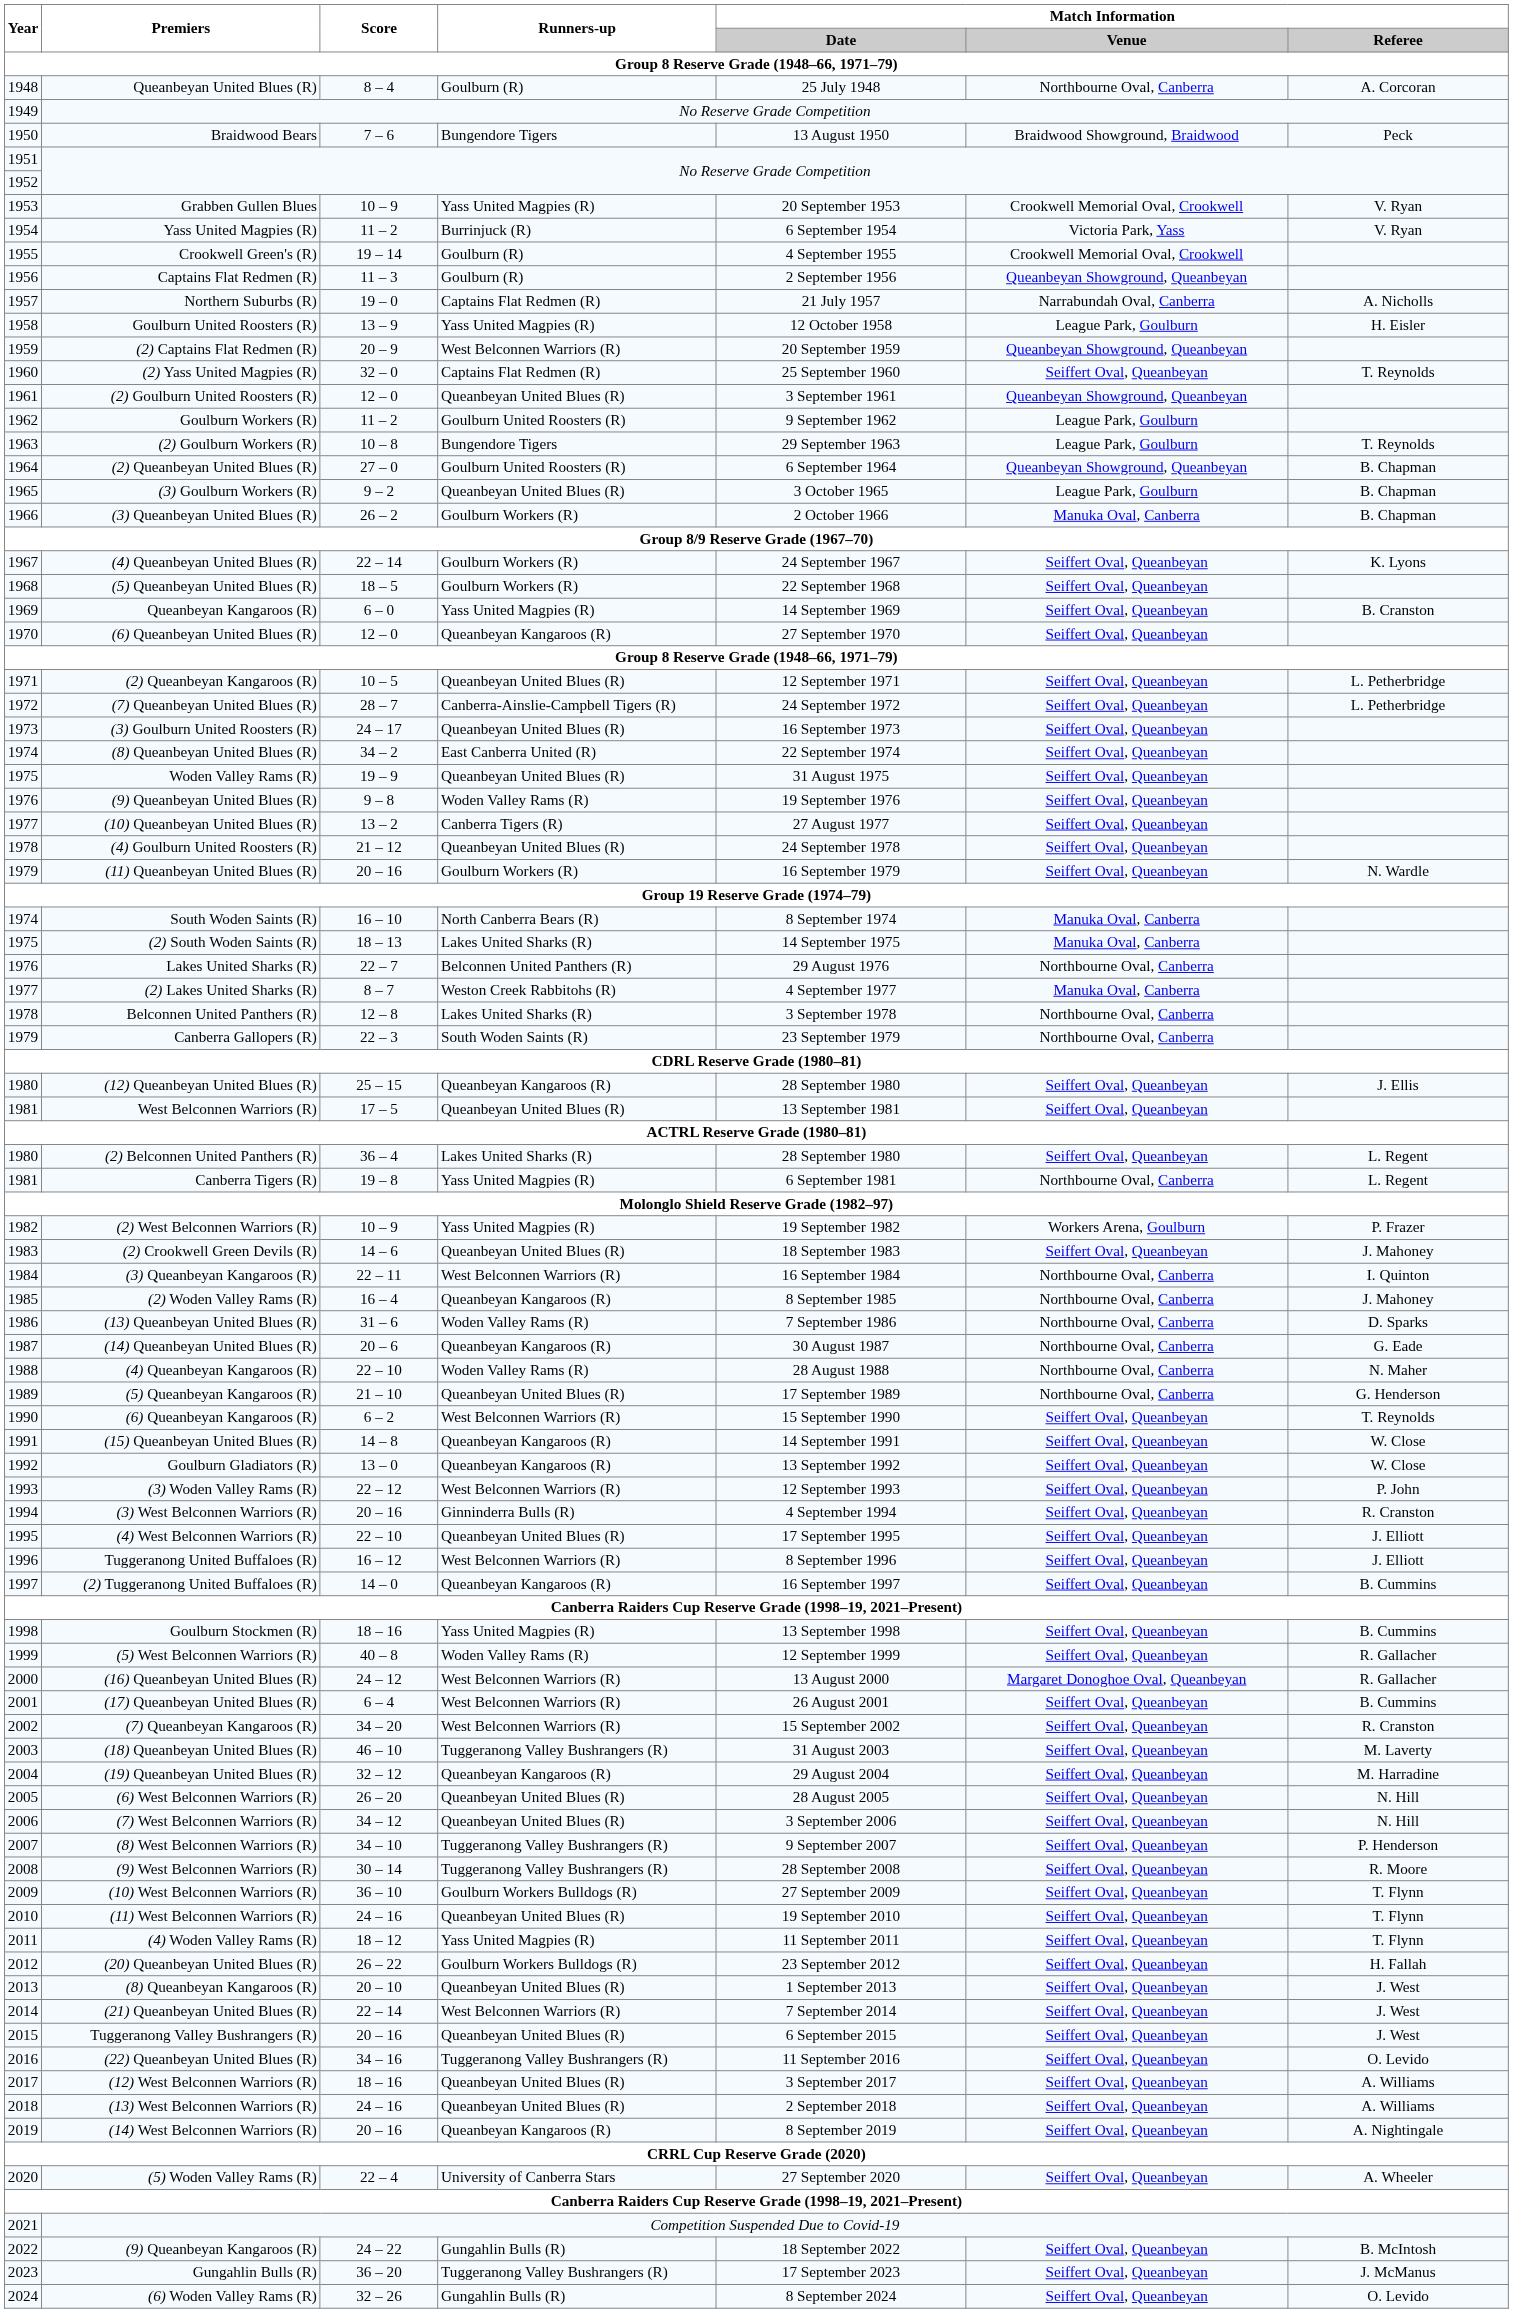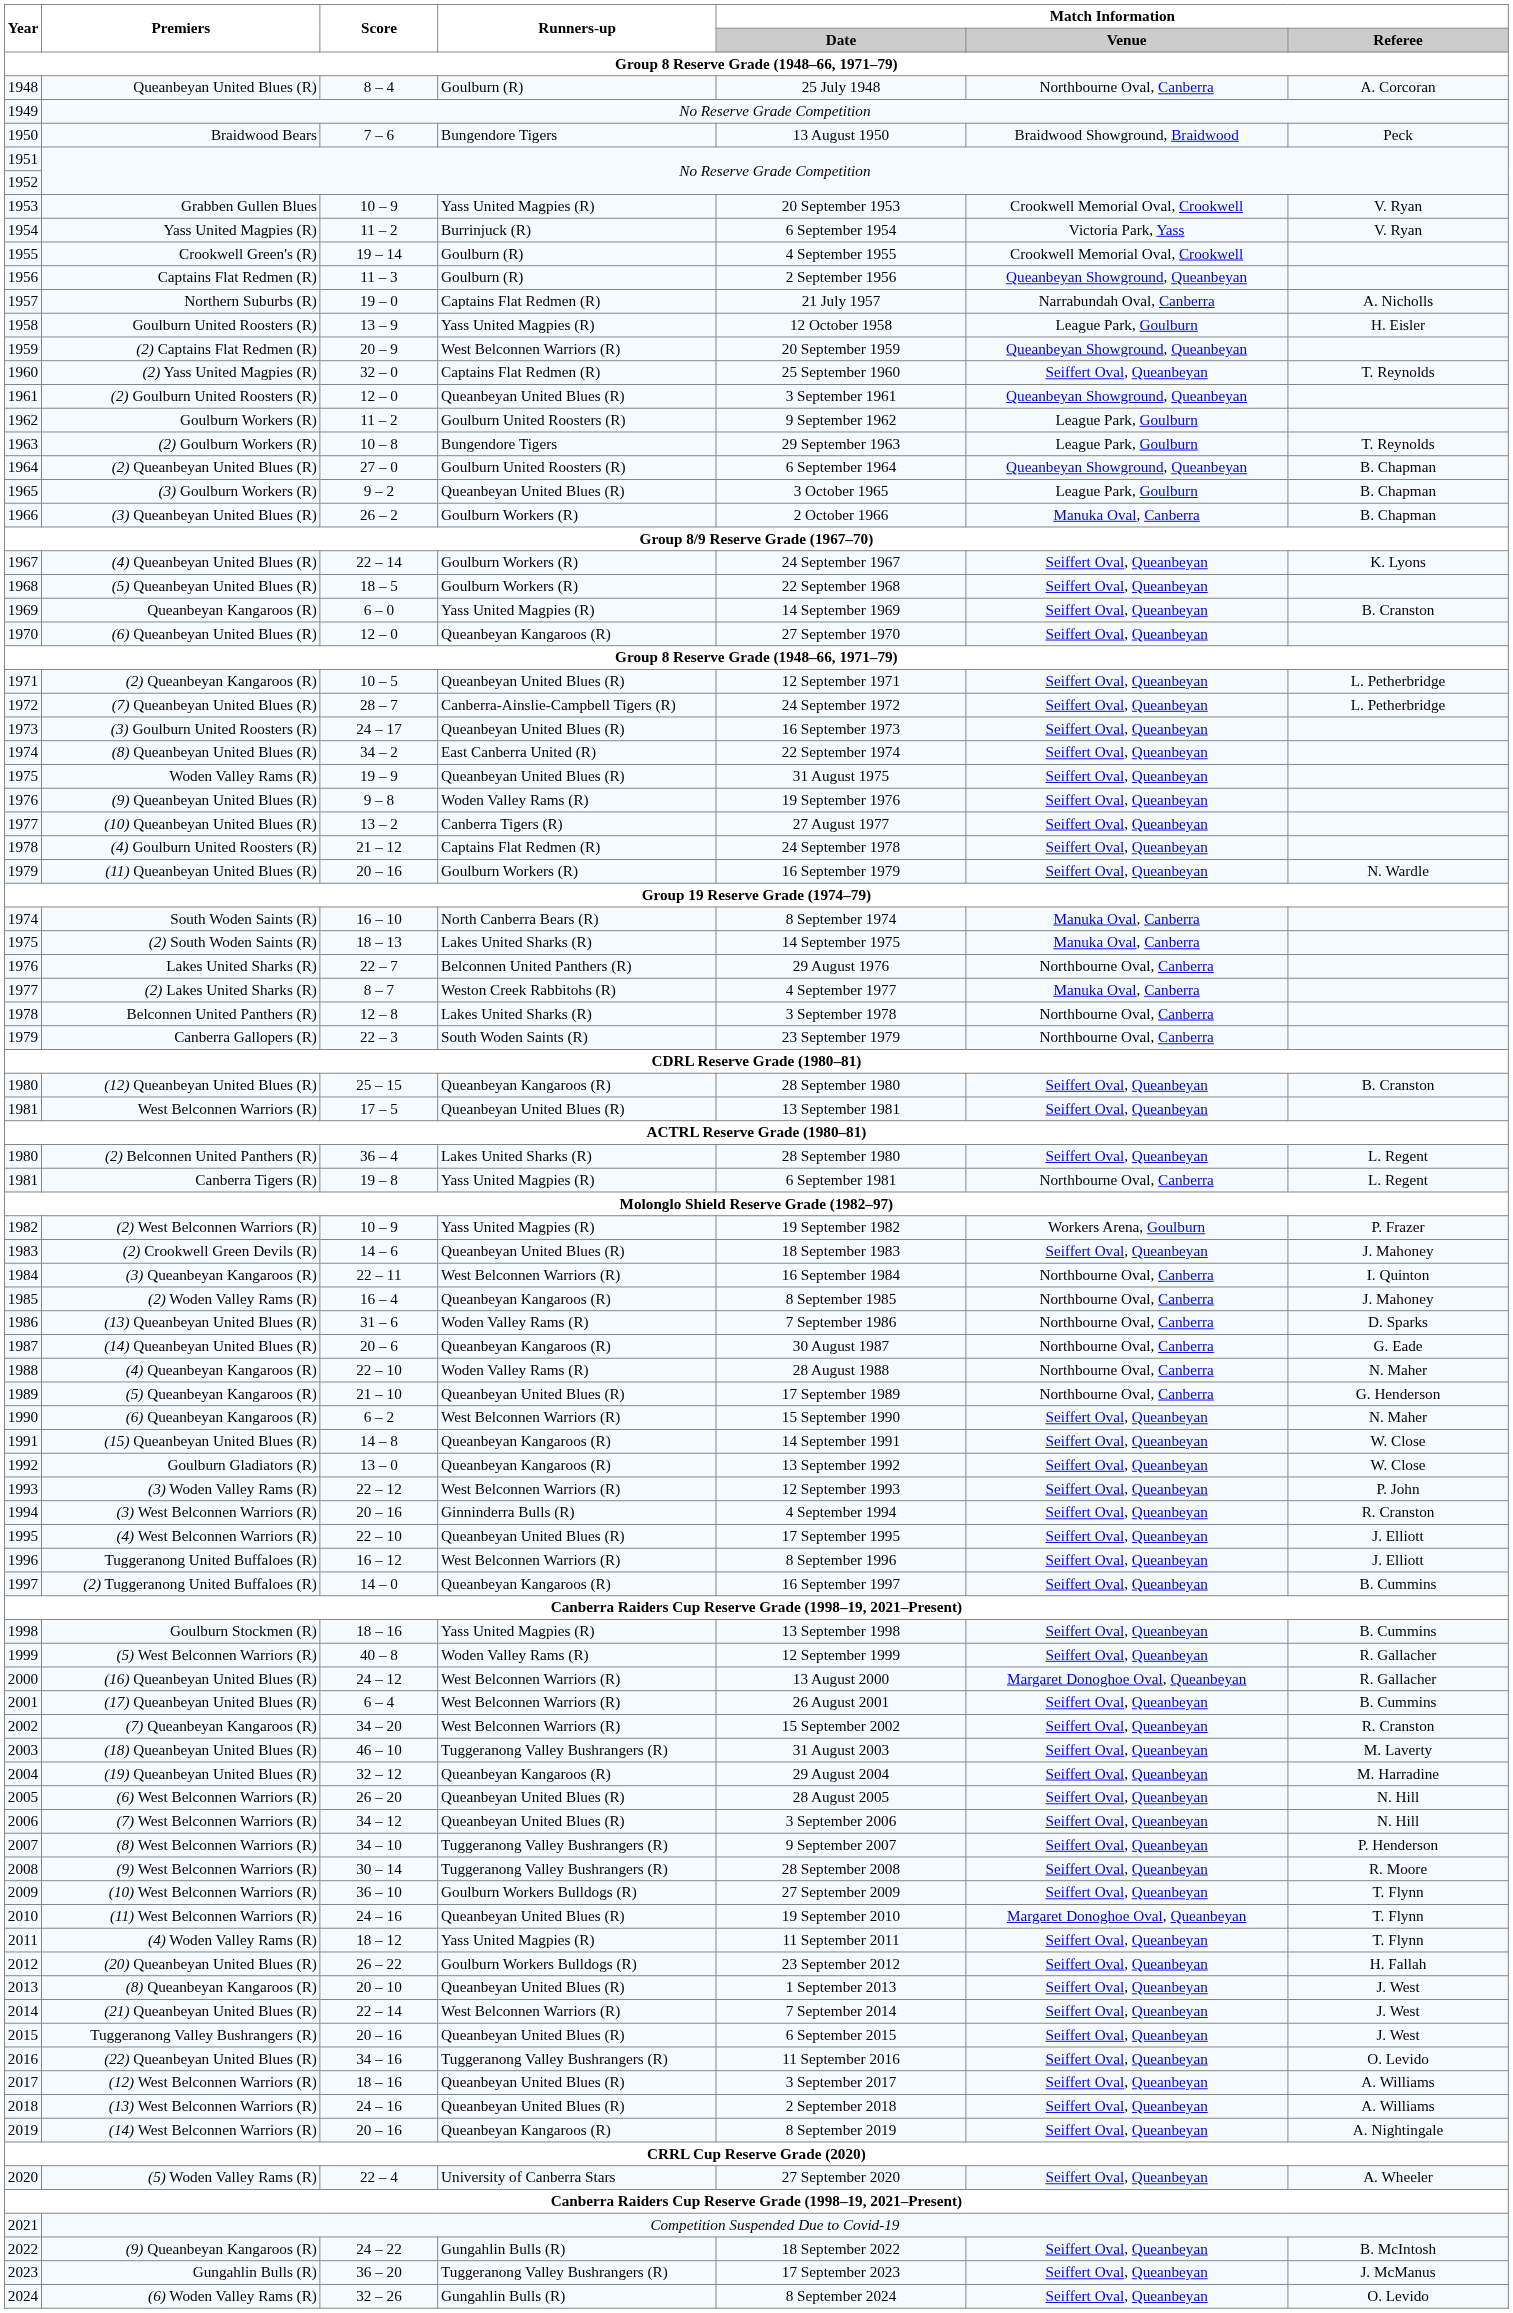(533, 847) Queanbeyan United Blues (R) -> (521, 847) Captains Flat Redmen (R)
(1398, 1085) J. Ellis -> (1398, 1085) B. Cranston
(1398, 1417) T. Reynolds -> (1398, 1417) N. Maher
(1127, 1916) Seiffert Oval, Queanbeyan -> (1127, 1916) Margaret Donoghoe Oval, Queanbeyan
